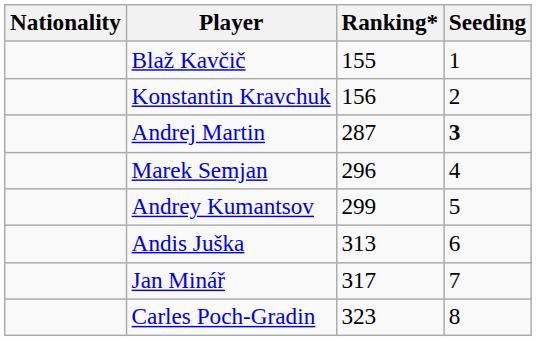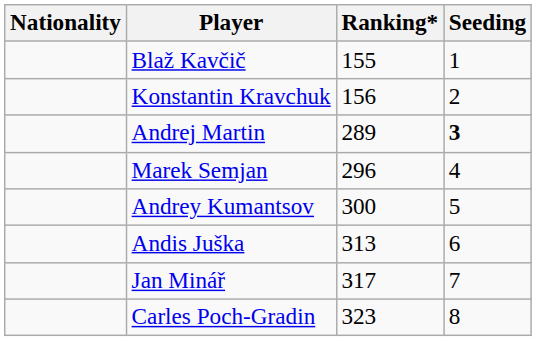(359, 133) 287 -> (359, 133) 289
(359, 206) 299 -> (359, 206) 300
